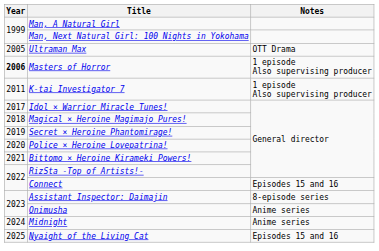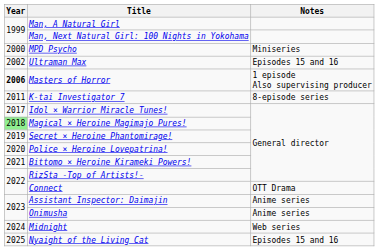+ row: (53, 50)
(16, 50) 2005 -> (16, 62) 2002
(274, 50) OTT Drama -> (295, 62) Episodes 15 and 16
(312, 89) 1 episode Also supervising producer -> (291, 97) 8-episode series
(16, 120) no background -> (16, 123) lightgreen background
(295, 184) Episodes 15 and 16 -> (274, 188) OTT Drama
(291, 197) 8-episode series -> (281, 201) Anime series
(281, 223) Anime series -> (276, 227) Web series
